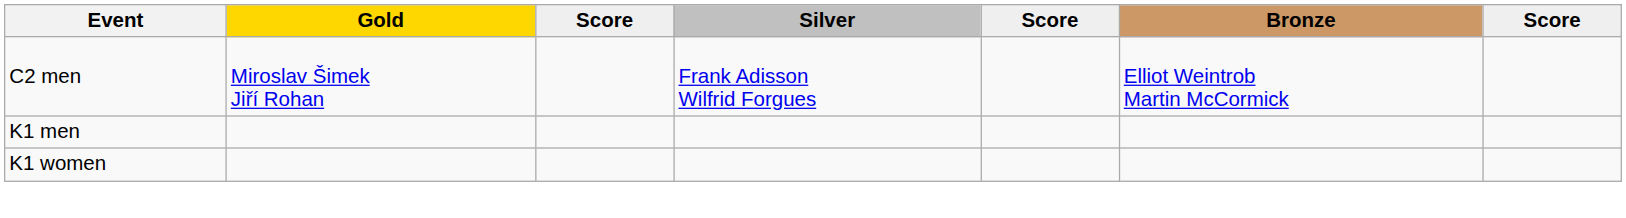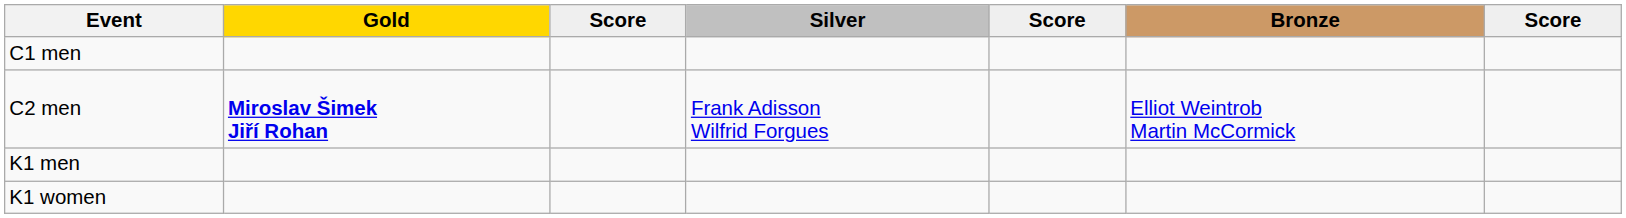+ row: (45, 53)
(300, 87) normal -> (302, 120) bold
